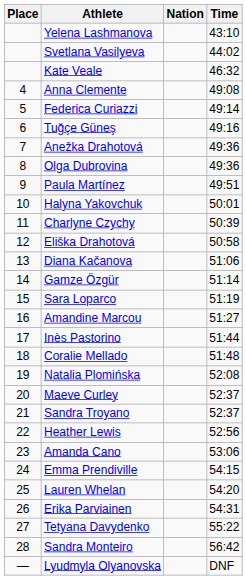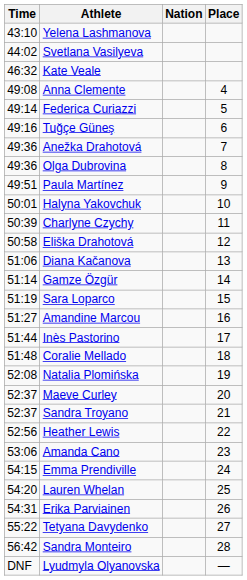columns swapped: (23, 14) <-> (224, 14)
